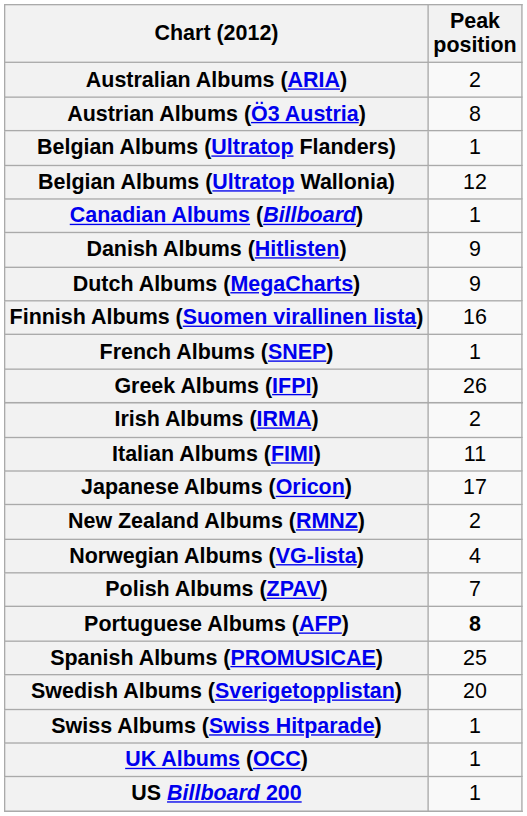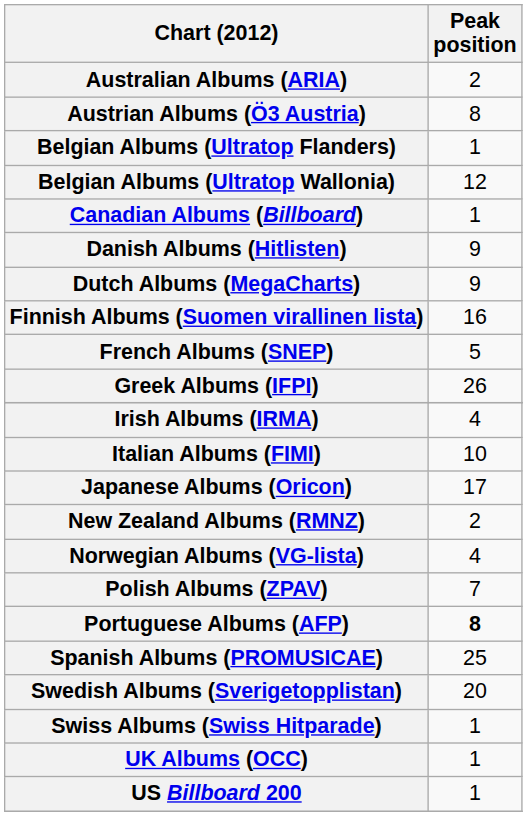(475, 351) 1 -> (475, 351) 5
(475, 419) 2 -> (475, 419) 4
(475, 453) 11 -> (475, 453) 10
